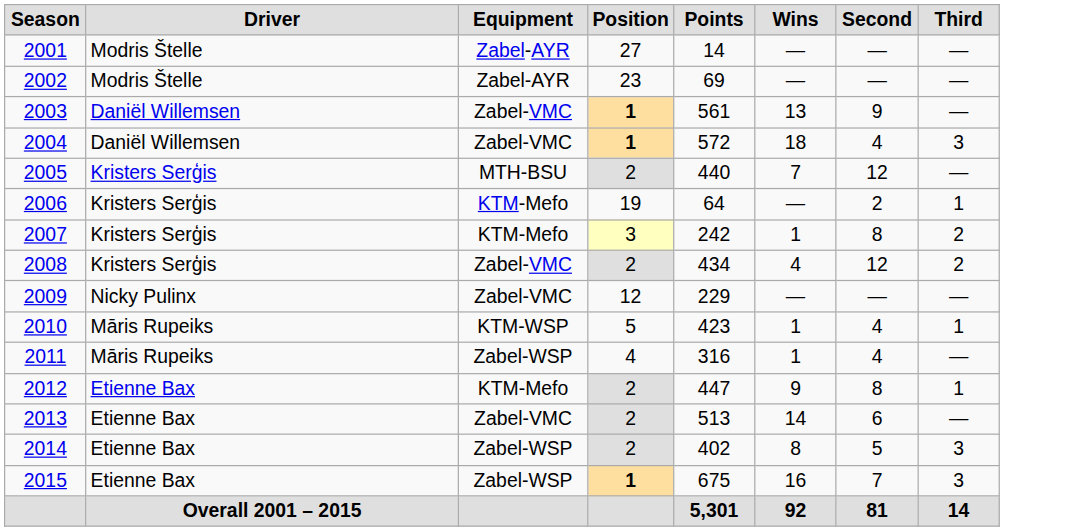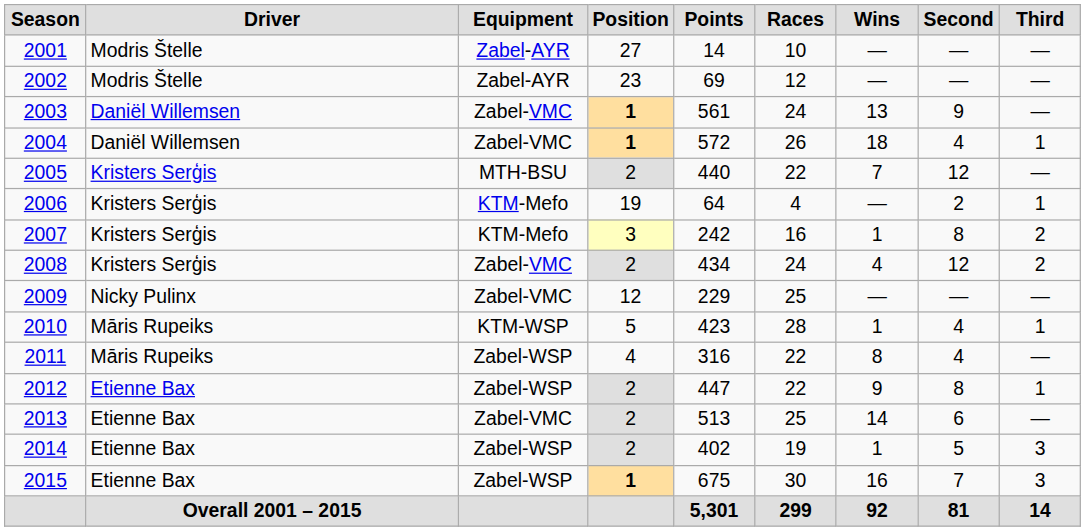+ column: (796, 19)
(959, 142) 3 -> (1040, 142) 1
(796, 357) 1 -> (877, 357) 8
(523, 388) KTM-Mefo -> (523, 388) Zabel-WSP
(796, 449) 8 -> (877, 449) 1
